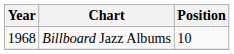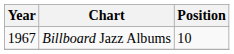(22, 37) 1968 -> (22, 37) 1967
